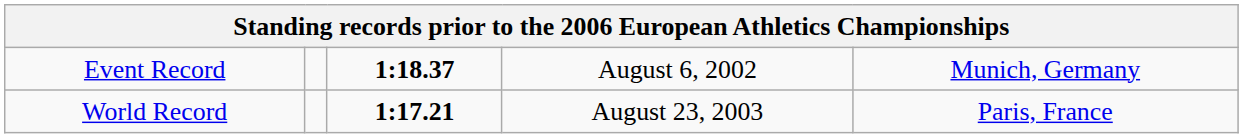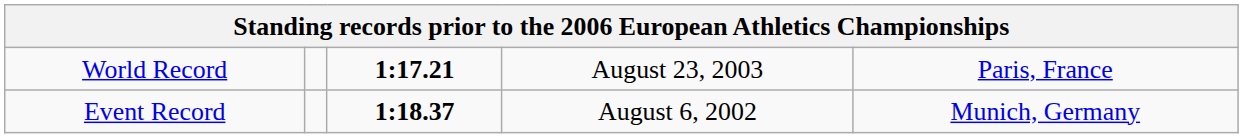rows swapped: (155, 110) <-> (155, 68)
